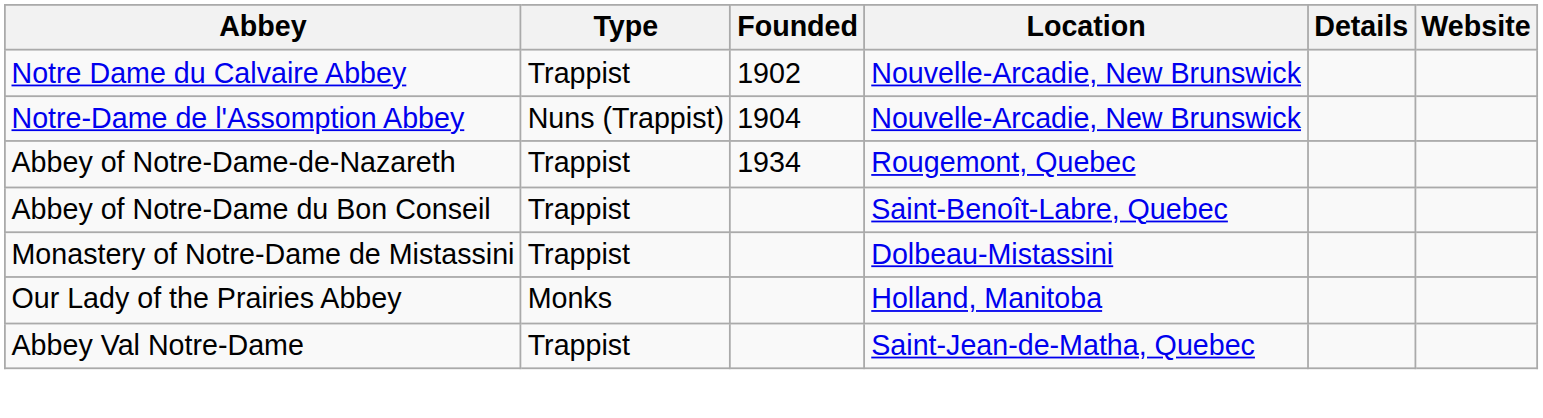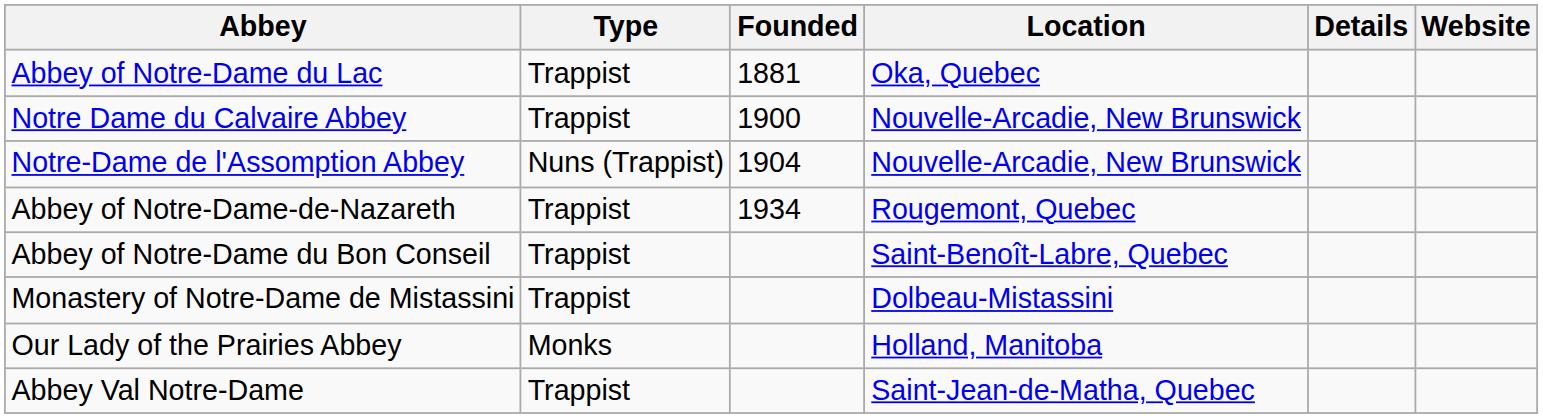+ row: (197, 72)
(769, 72) 1902 -> (769, 118) 1900
